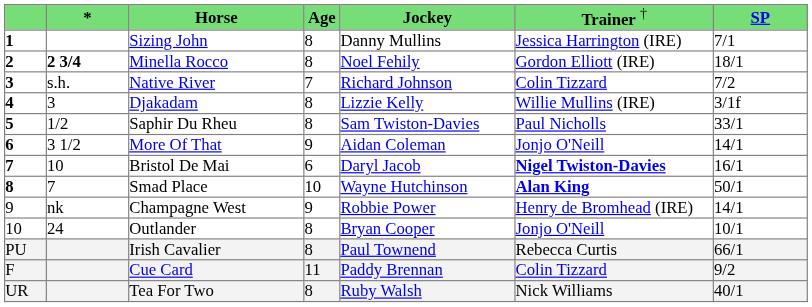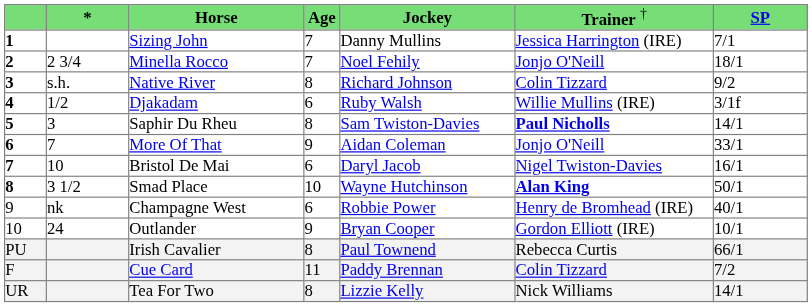(309, 40) 8 -> (309, 40) 7
(64, 61) bold -> (64, 61) normal
(309, 61) 8 -> (309, 61) 7
(585, 61) Gordon Elliott (IRE) -> (560, 61) Jonjo O'Neill
(309, 81) 7 -> (309, 81) 8
(725, 81) 7/2 -> (725, 81) 9/2
(51, 102) 3 -> (58, 102) 1/2
(309, 102) 8 -> (309, 102) 6
(382, 102) Lizzie Kelly -> (381, 102) Ruby Walsh
(58, 123) 1/2 -> (51, 123) 3
(561, 123) normal -> (563, 123) bold
(729, 123) 33/1 -> (729, 123) 14/1
(64, 144) 3 1/2 -> (51, 144) 7
(729, 144) 14/1 -> (729, 144) 33/1
(591, 165) bold -> (589, 165) normal
(51, 186) 7 -> (64, 186) 3 1/2
(309, 207) 9 -> (309, 207) 6
(729, 207) 14/1 -> (729, 207) 40/1
(309, 228) 8 -> (309, 228) 9
(560, 228) Jonjo O'Neill -> (585, 228) Gordon Elliott (IRE)
(725, 269) 9/2 -> (725, 269) 7/2
(381, 290) Ruby Walsh -> (382, 290) Lizzie Kelly
(729, 290) 40/1 -> (729, 290) 14/1
